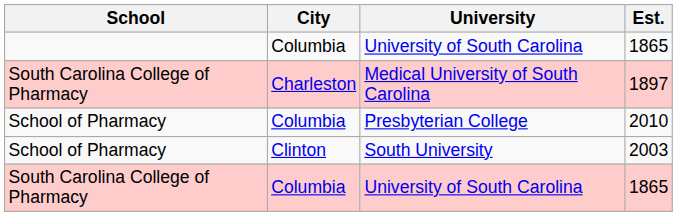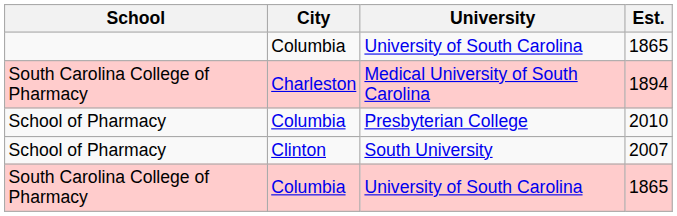(649, 84) 1897 -> (649, 84) 1894
(649, 149) 2003 -> (649, 149) 2007
